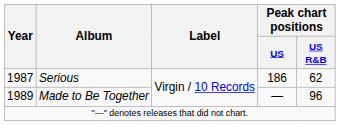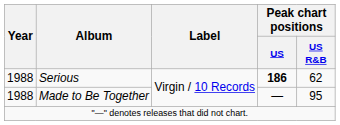(20, 78) 1987 -> (20, 78) 1988
(277, 78) normal -> (277, 78) bold
(20, 96) 1989 -> (20, 96) 1988
(316, 96) 96 -> (316, 96) 95
